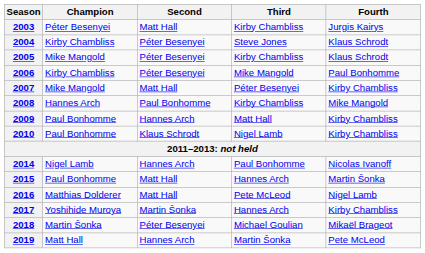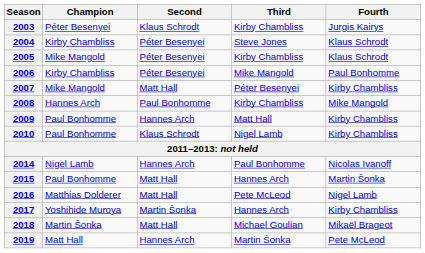(158, 27) Matt Hall -> (169, 27) Klaus Schrodt
(172, 225) Péter Besenyei -> (158, 225) Matt Hall
